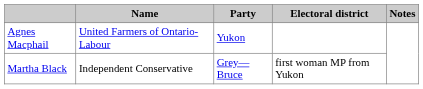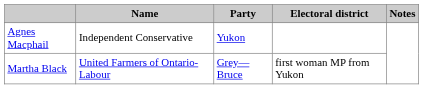(139, 38) United Farmers of Ontario-Labour -> (136, 38) Independent Conservative
(136, 68) Independent Conservative -> (139, 68) United Farmers of Ontario-Labour
